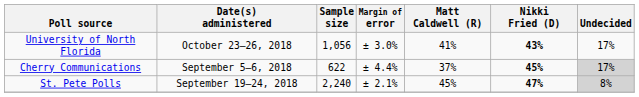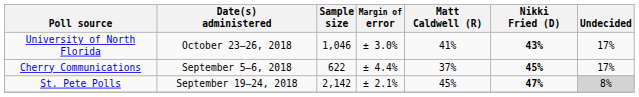(337, 45) 1,056 -> (337, 45) 1,046
(606, 67) lightgrey background -> (606, 67) no background
(337, 83) 2,240 -> (337, 83) 2,142
